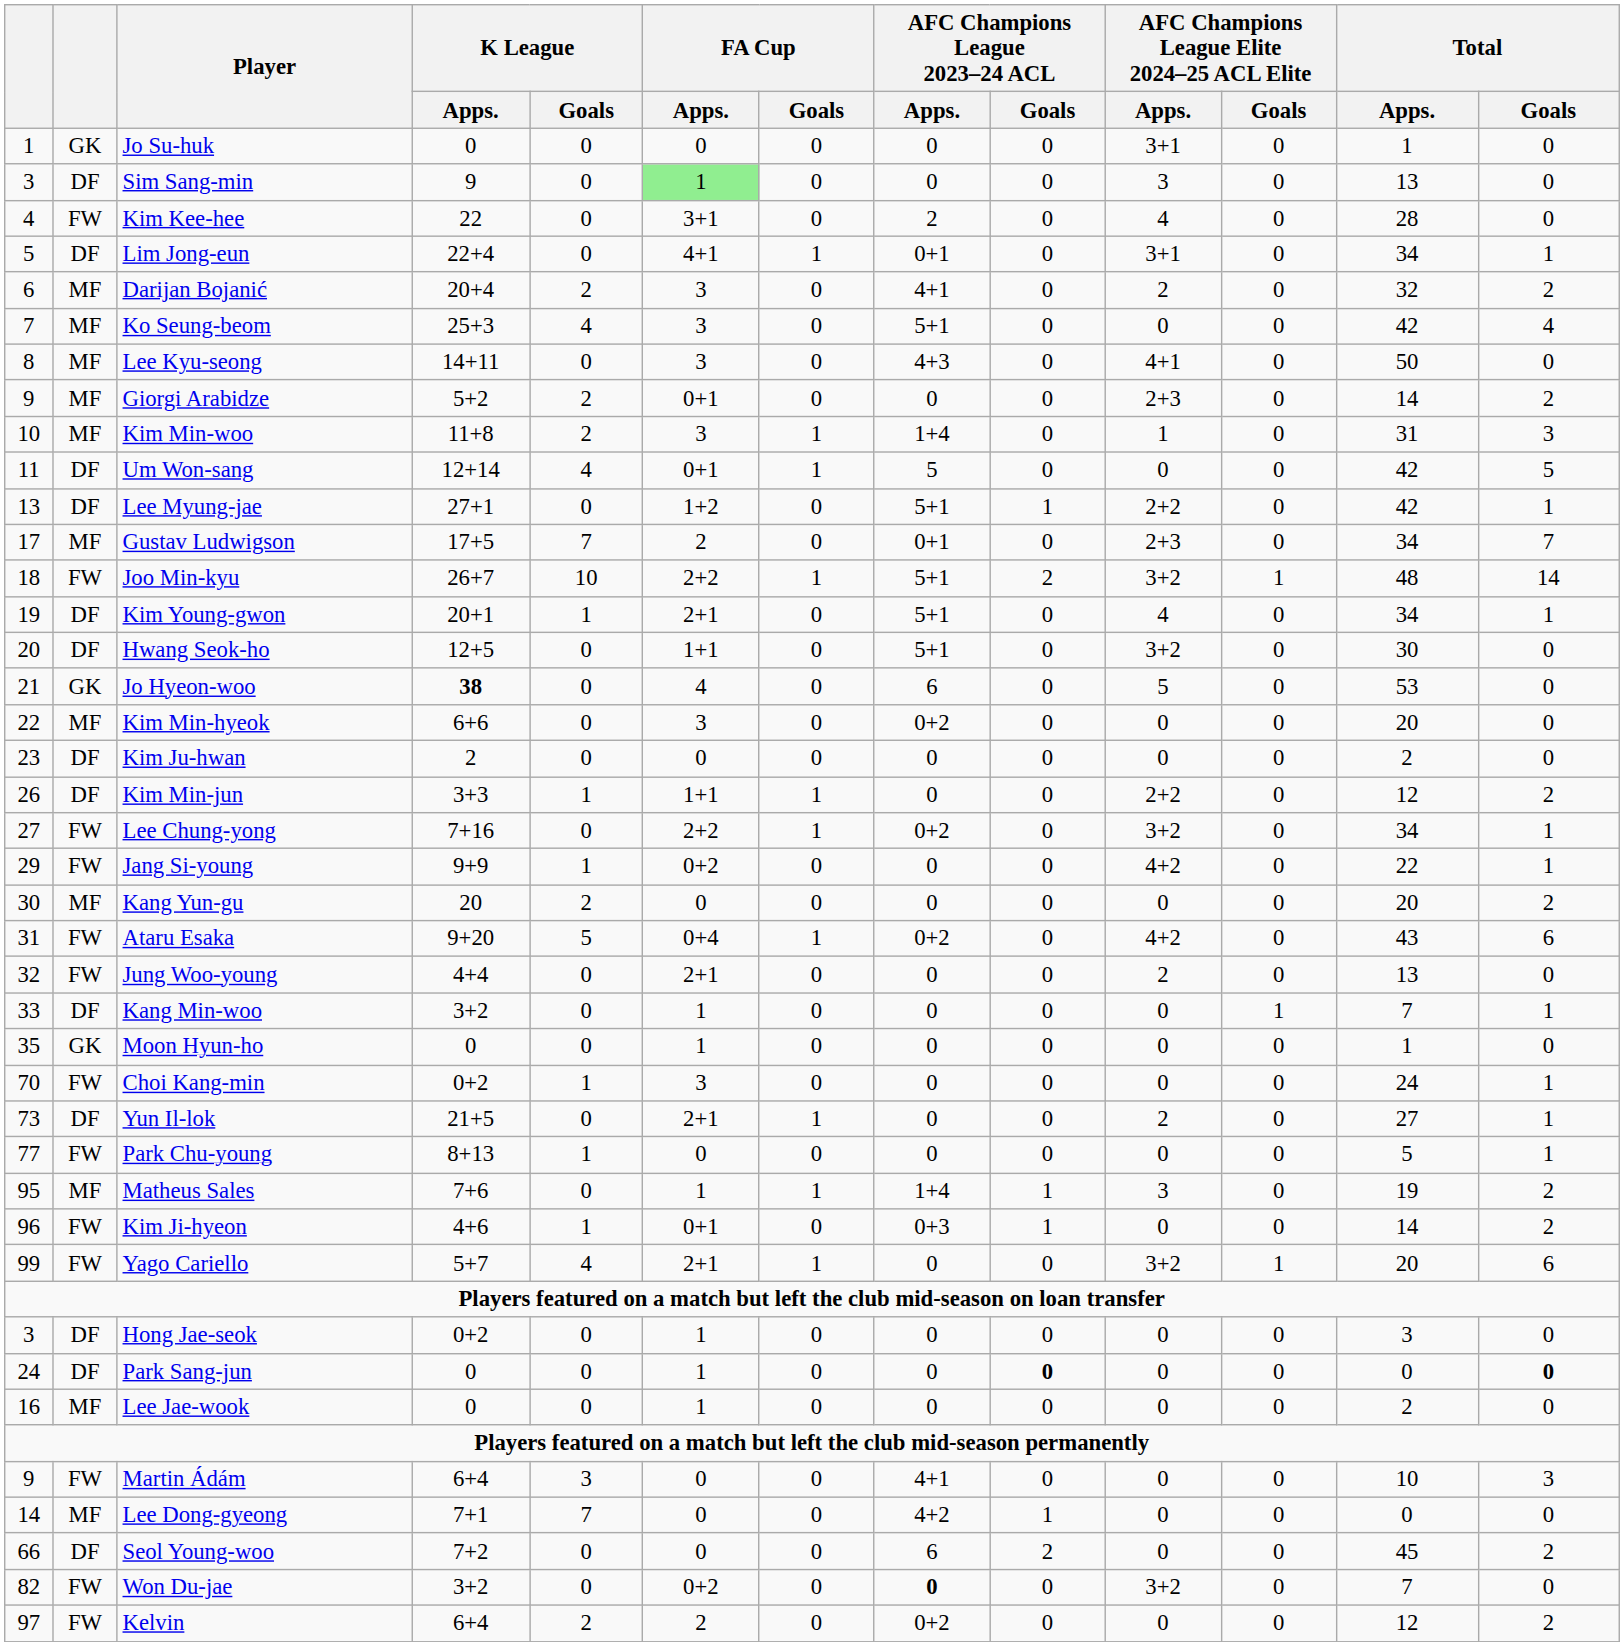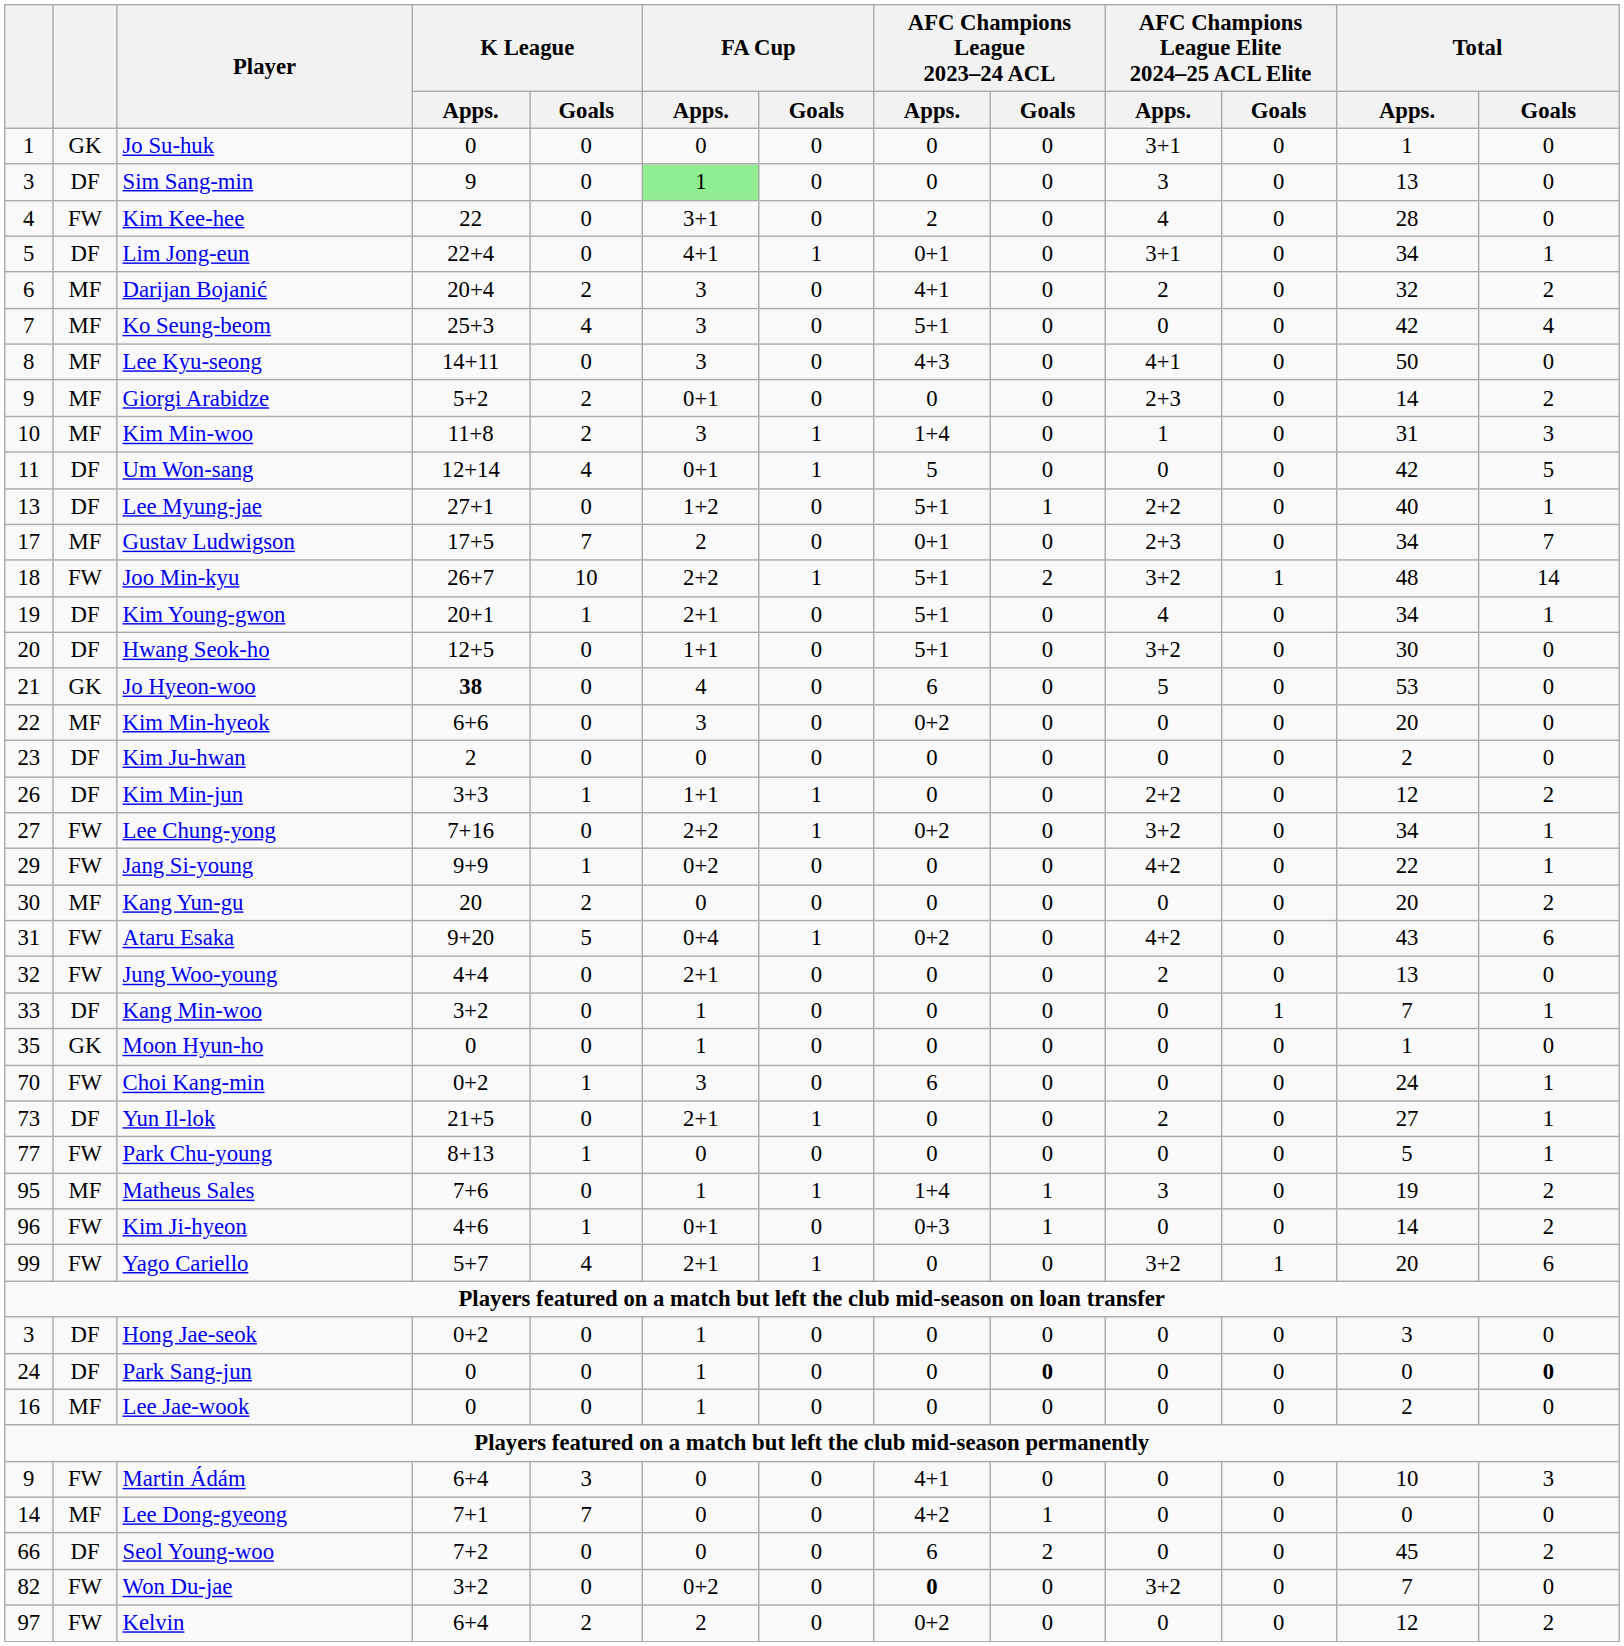(1407, 506) 42 -> (1407, 506) 40
(932, 1082) 0 -> (932, 1082) 6
